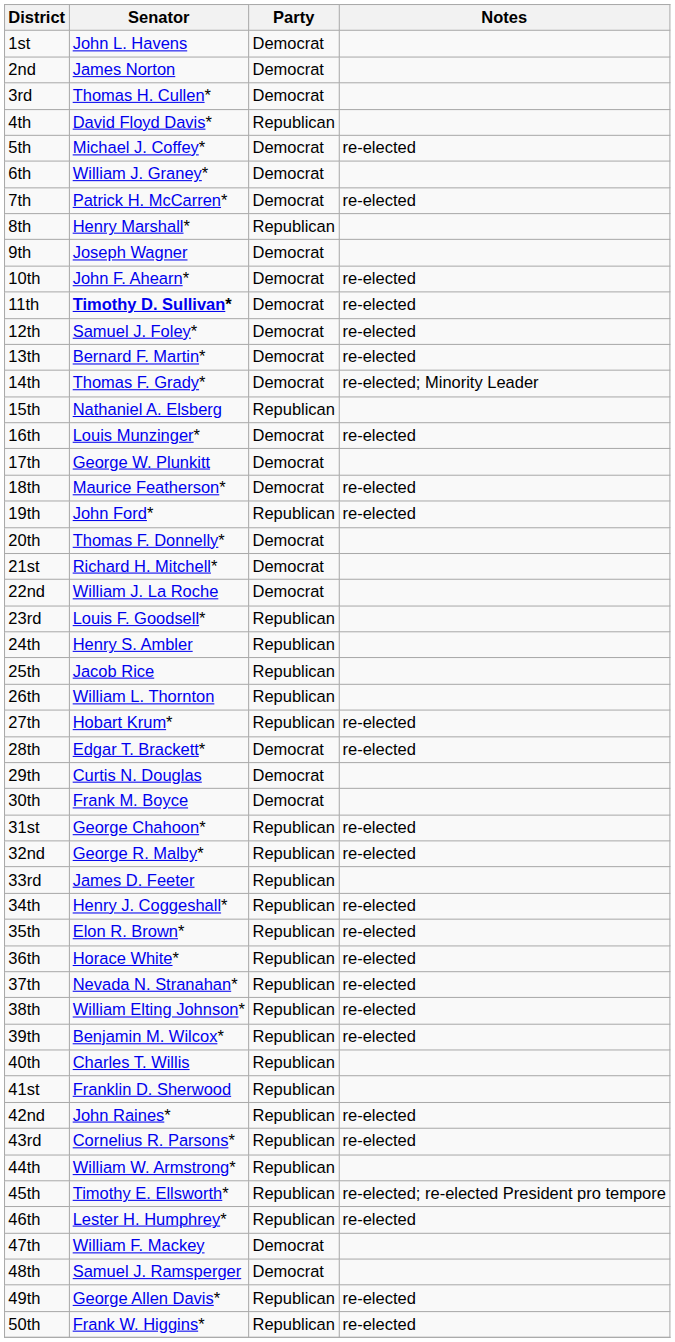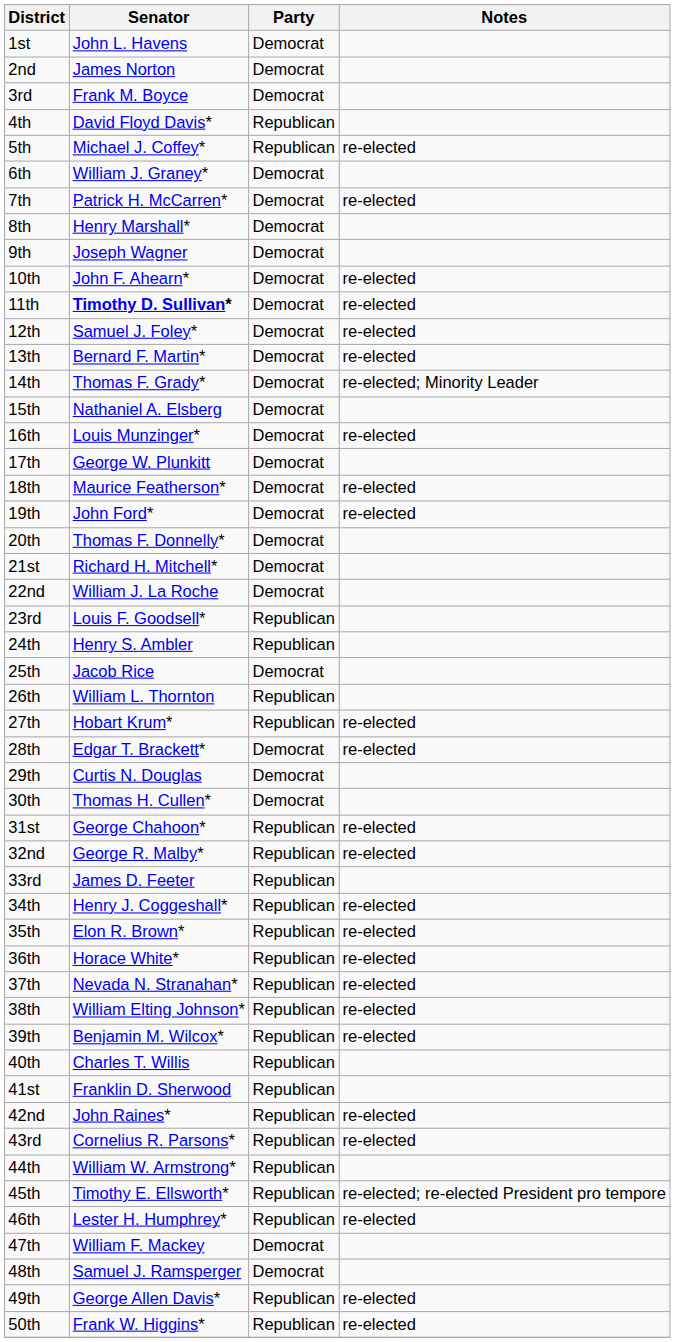(142, 95) Thomas H. Cullen* -> (130, 95) Frank M. Boyce
(288, 148) Democrat -> (294, 148) Republican
(294, 226) Republican -> (288, 226) Democrat
(294, 409) Republican -> (288, 409) Democrat
(294, 514) Republican -> (288, 514) Democrat
(294, 670) Republican -> (288, 670) Democrat
(130, 801) Frank M. Boyce -> (142, 801) Thomas H. Cullen*
